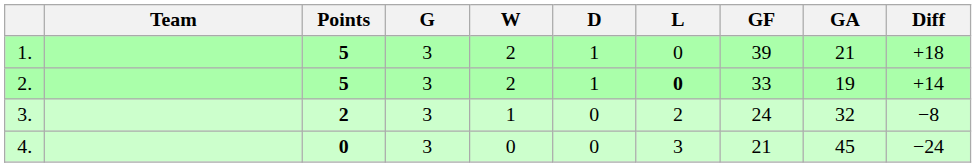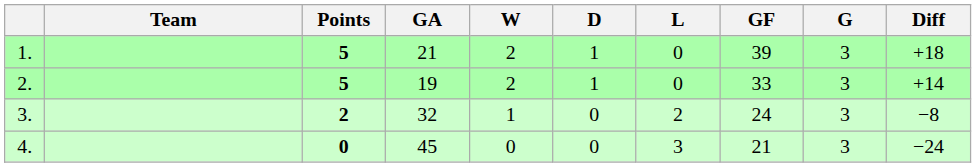columns swapped: (427, 20) <-> (845, 20)
(678, 83) bold -> (678, 83) normal
